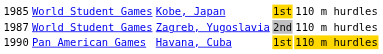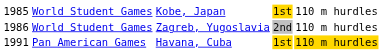(16, 27) 1987 -> (16, 27) 1986
(16, 42) 1990 -> (16, 42) 1991
